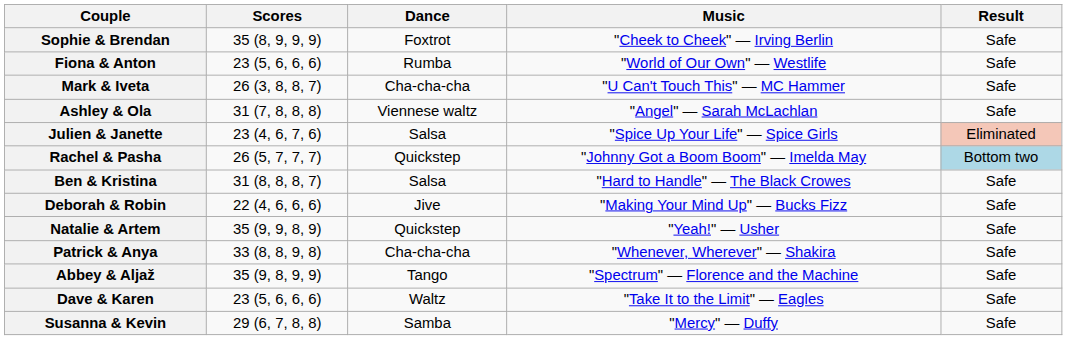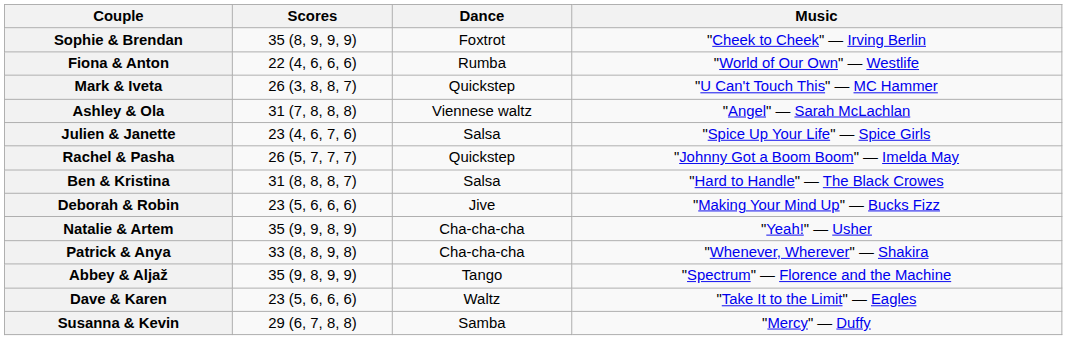- column: (1001, 16)
(277, 63) 23 (5, 6, 6, 6) -> (312, 63) 22 (4, 6, 6, 6)
(427, 87) Cha-cha-cha -> (482, 87) Quickstep
(277, 205) 22 (4, 6, 6, 6) -> (312, 205) 23 (5, 6, 6, 6)
(427, 228) Quickstep -> (482, 228) Cha-cha-cha
